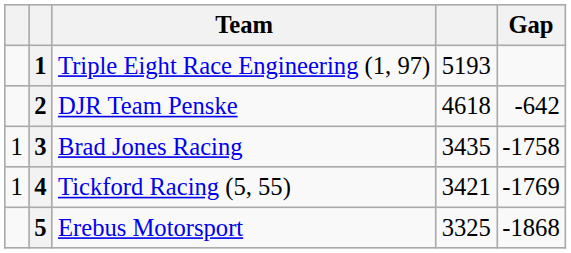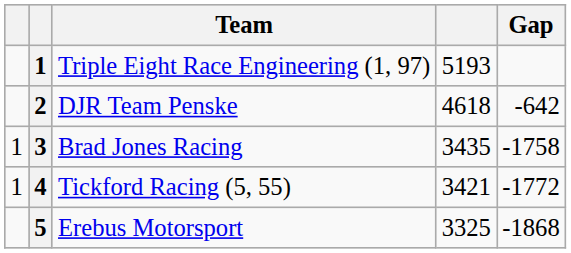(531, 187) -1769 -> (531, 187) -1772
